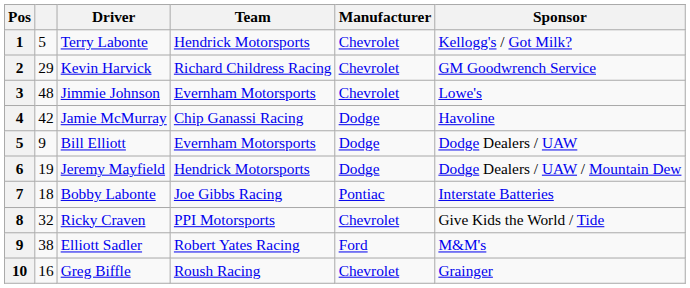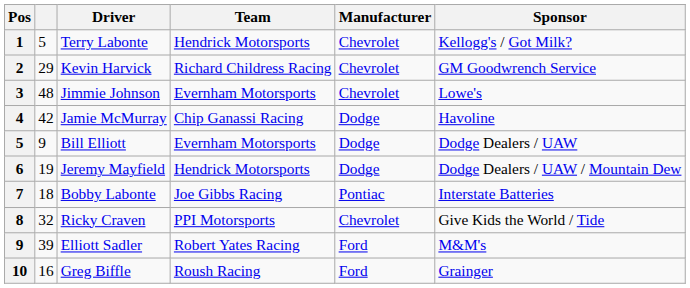(46, 245) 38 -> (46, 245) 39
(369, 270) Chevrolet -> (353, 270) Ford
